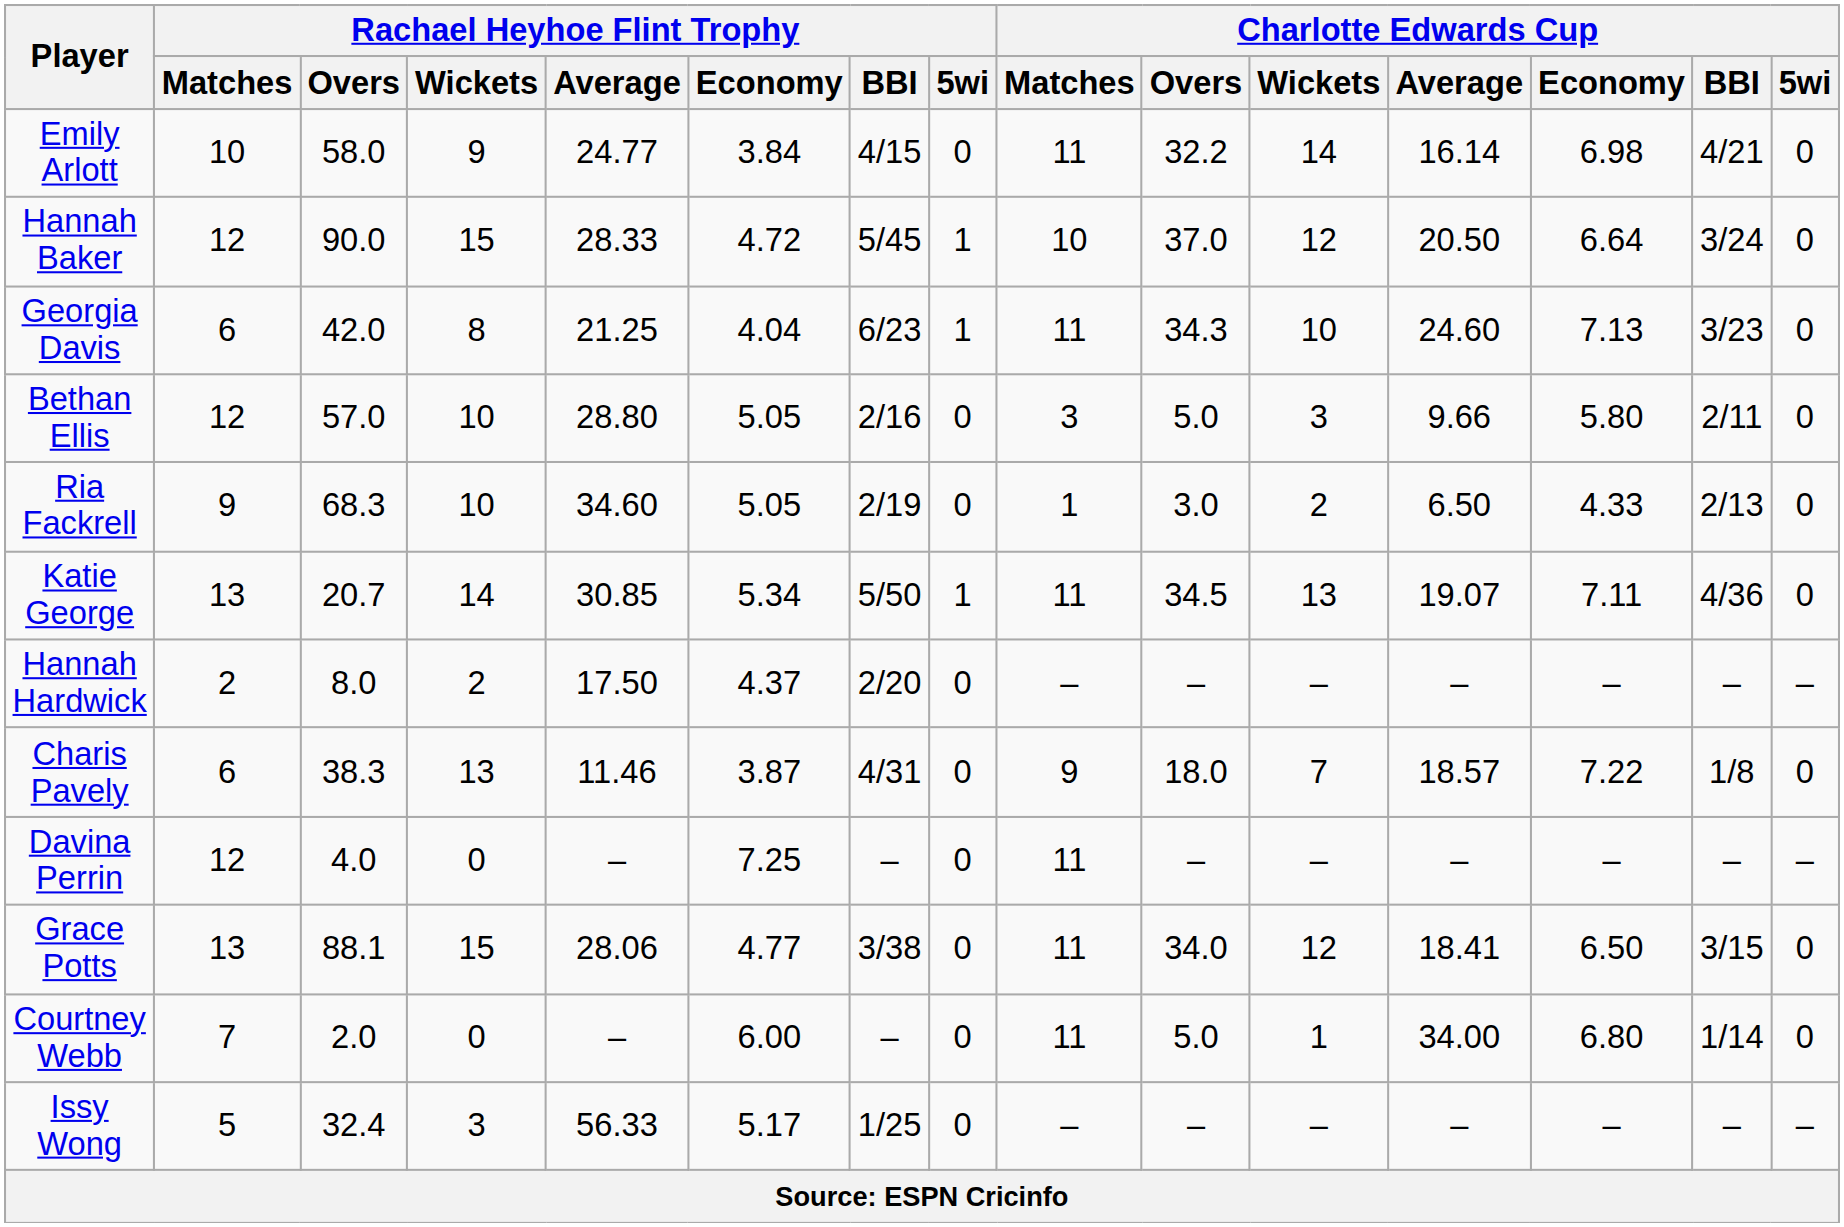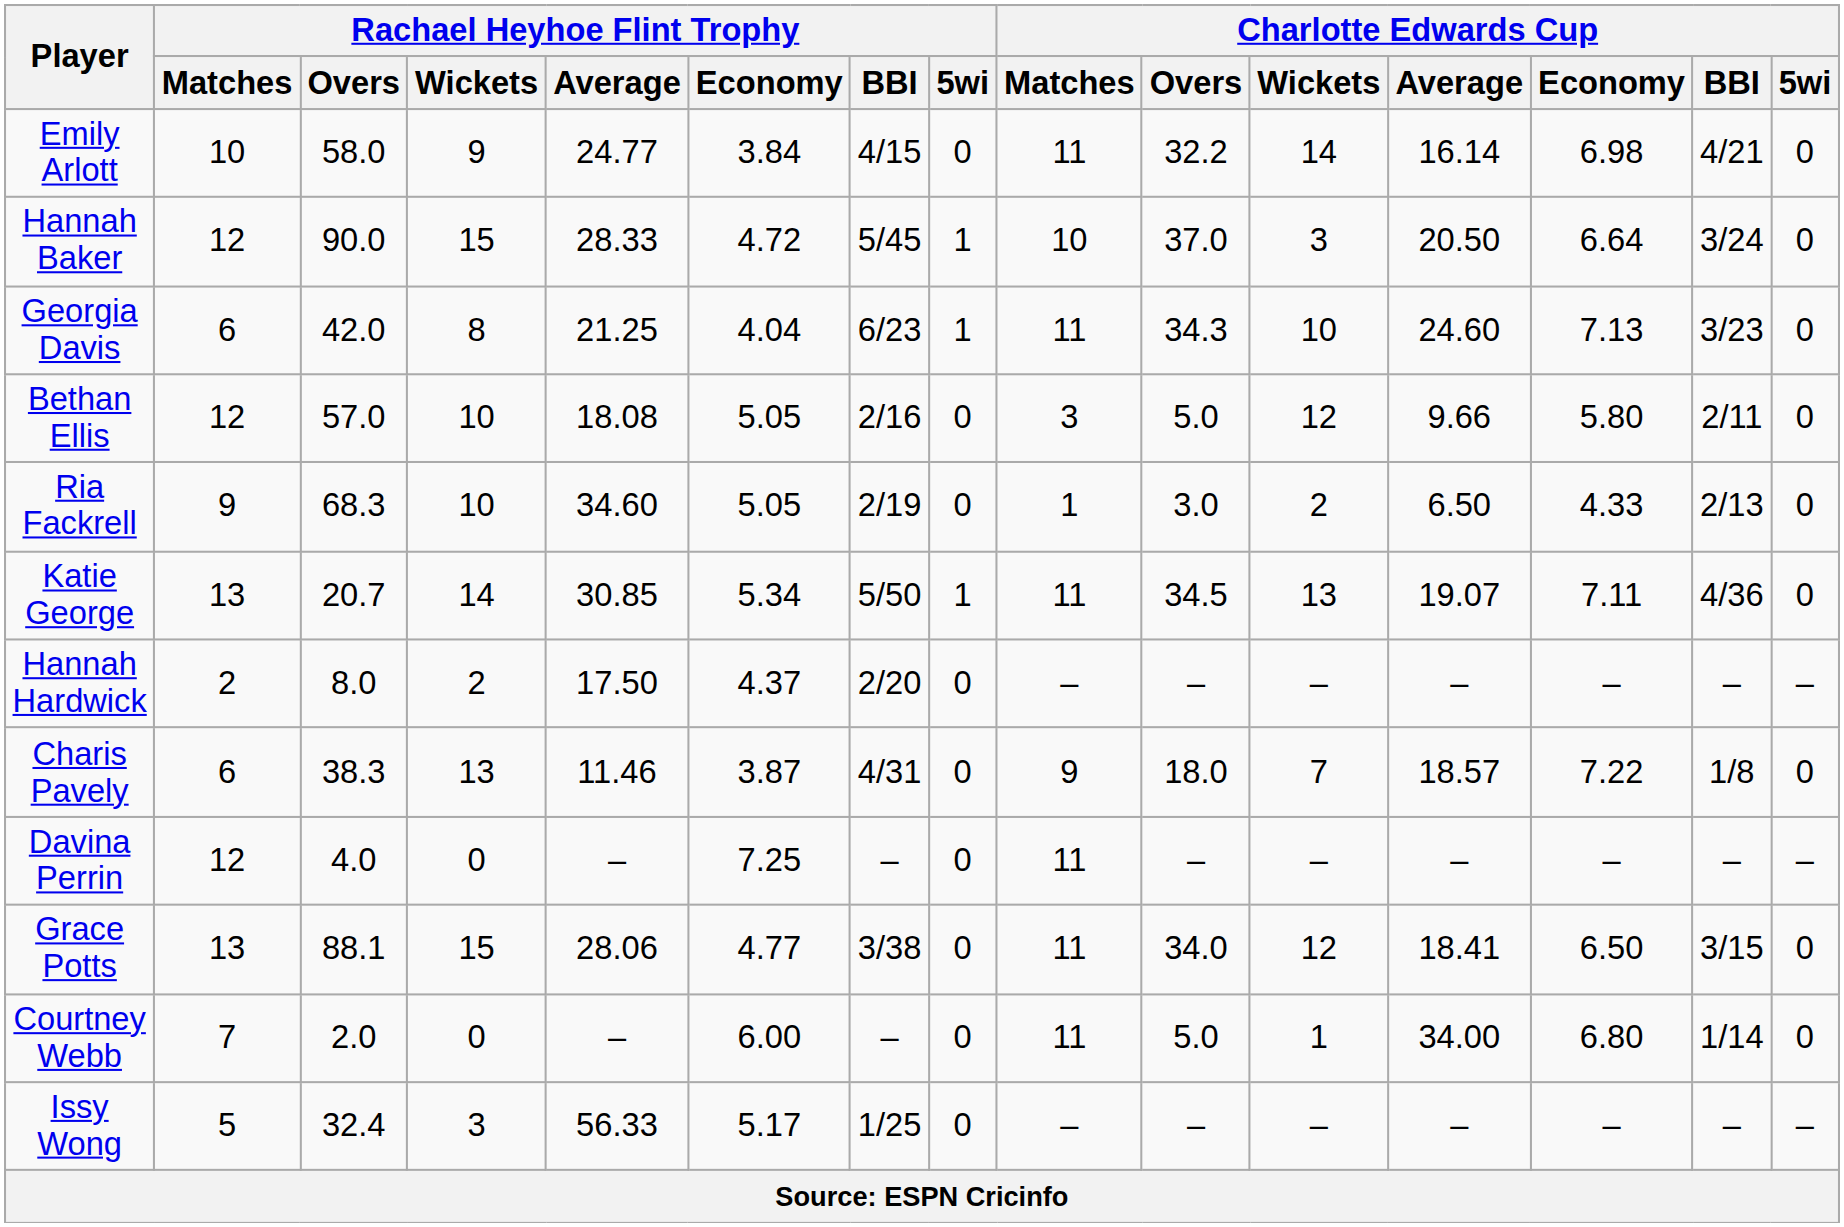(1319, 240) 12 -> (1319, 240) 3
(617, 417) 28.80 -> (617, 417) 18.08
(1319, 417) 3 -> (1319, 417) 12
